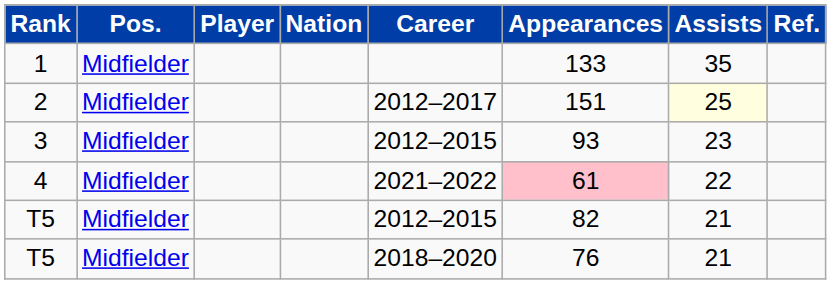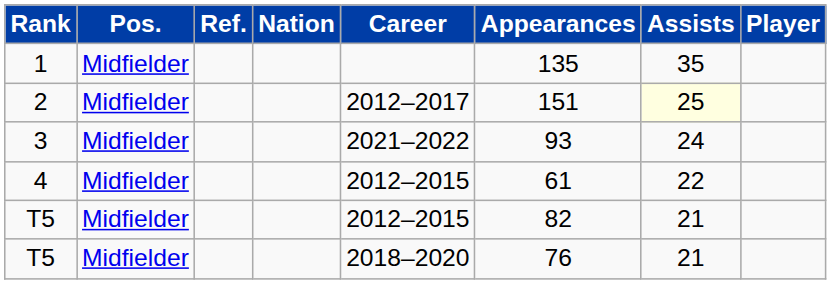columns swapped: (237, 24) <-> (797, 24)
(586, 63) 133 -> (558, 63) 135
(435, 141) 2012–2015 -> (408, 141) 2021–2022
(718, 141) 23 -> (691, 141) 24
(435, 180) 2021–2022 -> (408, 180) 2012–2015
(586, 180) pink background -> (558, 180) no background
